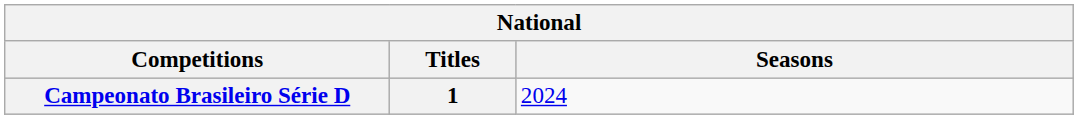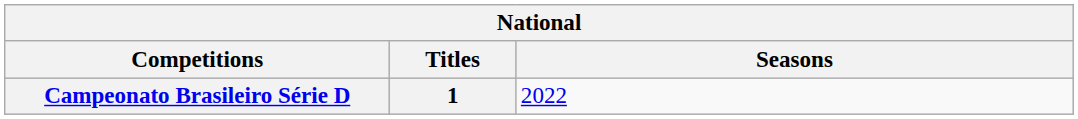(544, 95) 2024 -> (544, 95) 2022
